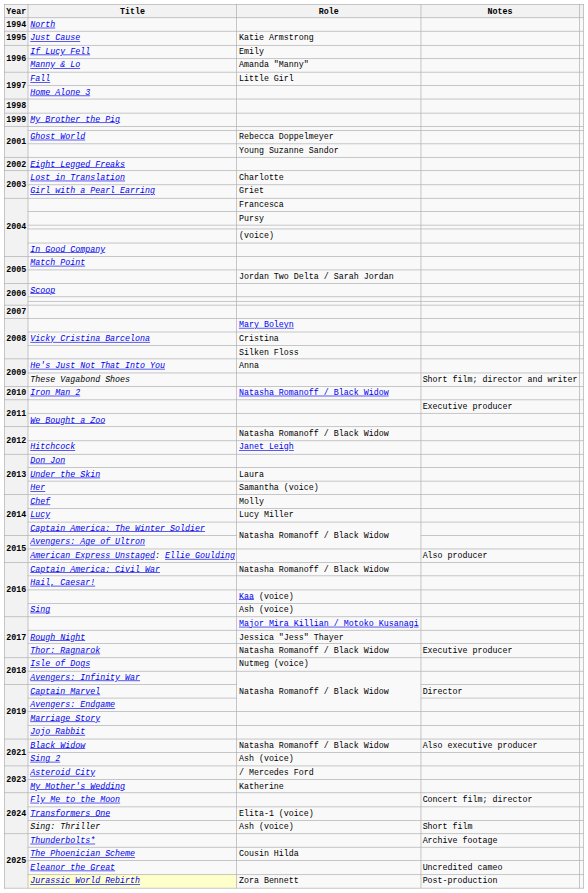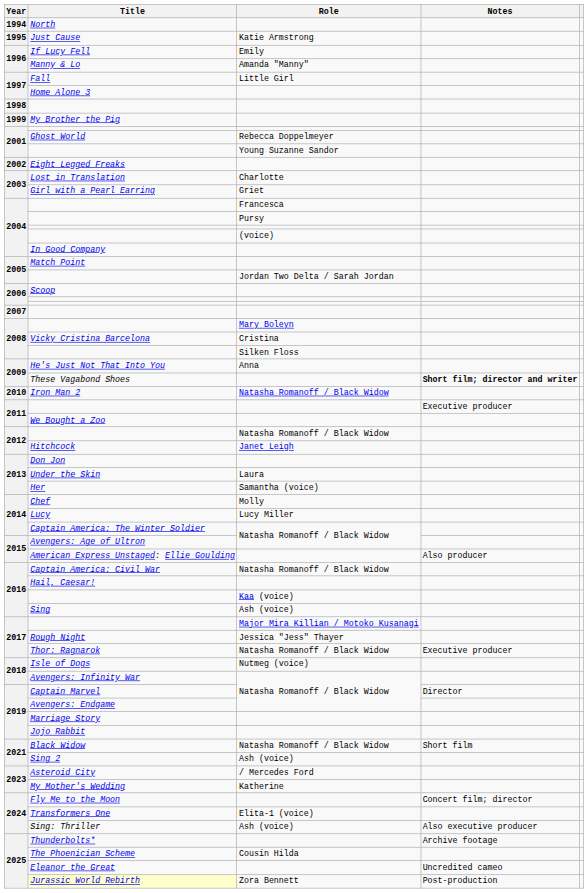(500, 379) normal -> (500, 379) bold
(480, 746) Also executive producer -> (448, 746) Short film
(448, 827) Short film -> (480, 827) Also executive producer
